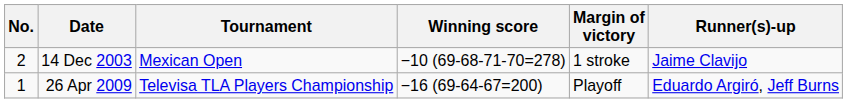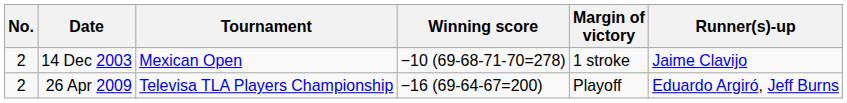(21, 86) 1 -> (21, 86) 2
